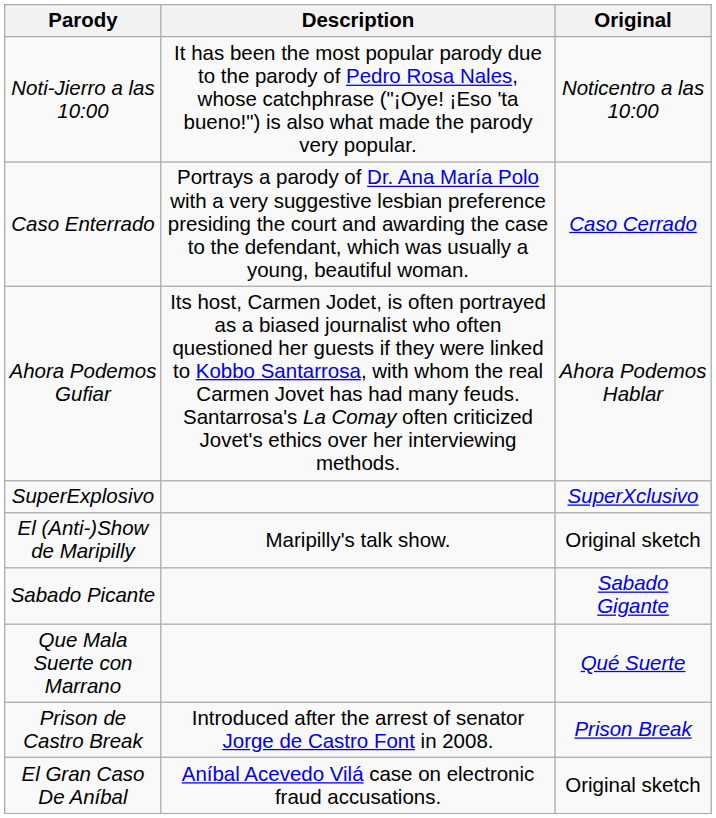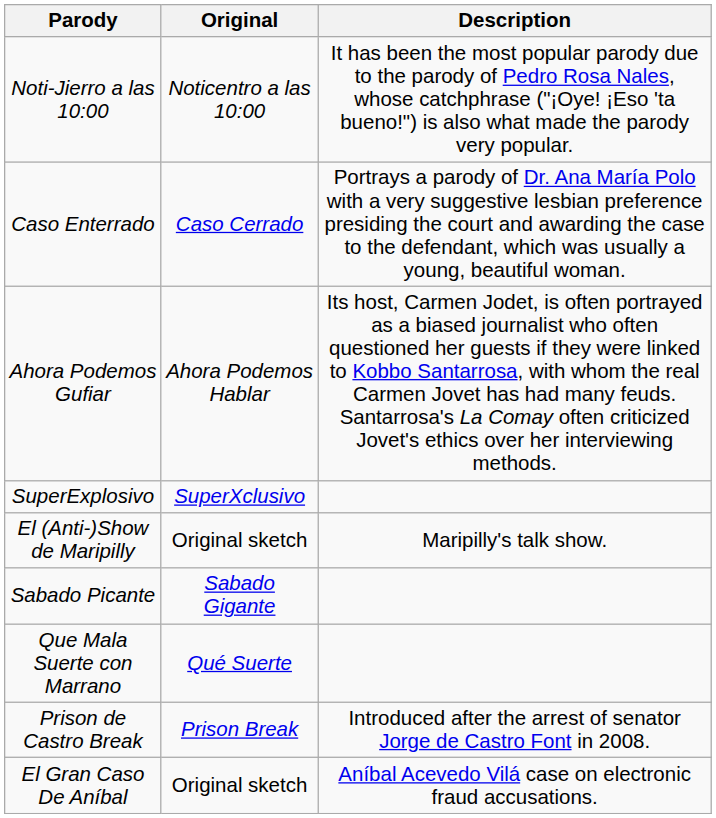columns swapped: (633, 20) <-> (358, 20)
